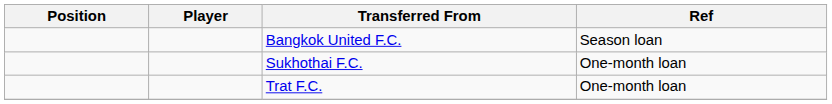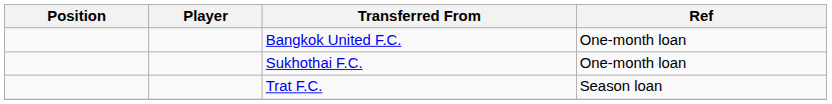(621, 39) Season loan -> (633, 39) One-month loan
(633, 87) One-month loan -> (621, 87) Season loan
